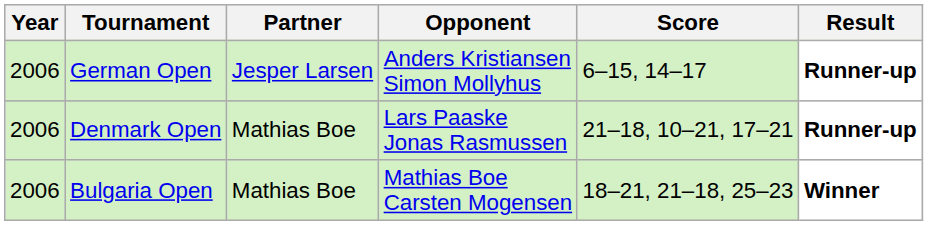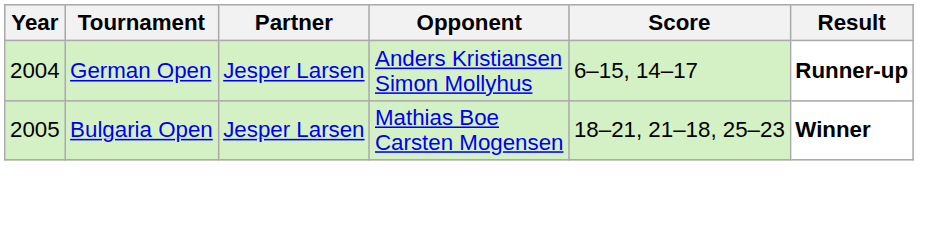(35, 70) 2006 -> (35, 70) 2004
- row: (146, 131)
(35, 191) 2006 -> (35, 131) 2005
(294, 191) Mathias Boe -> (294, 131) Jesper Larsen
